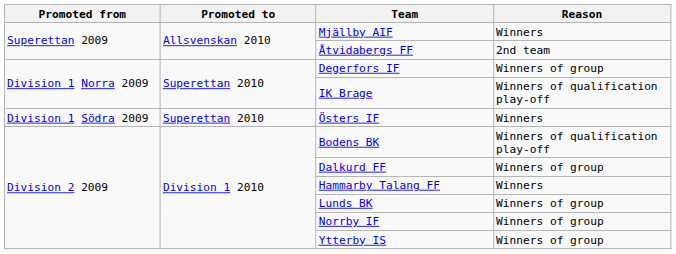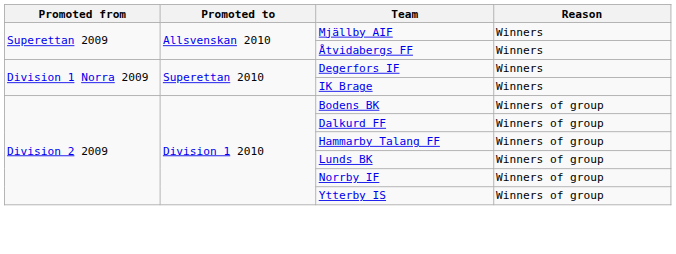(523, 50) 2nd team -> (520, 50) Winners
(550, 68) Winners of group -> (520, 68) Winners
(577, 93) Winners of qualification play-off -> (520, 86) Winners
- row: (349, 118)
(577, 142) Winners of qualification play-off -> (550, 105) Winners of group
(520, 185) Winners -> (550, 141) Winners of group
